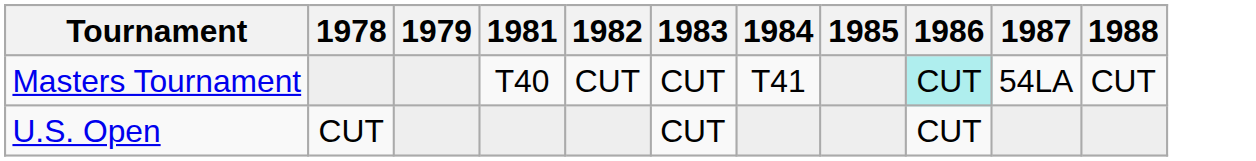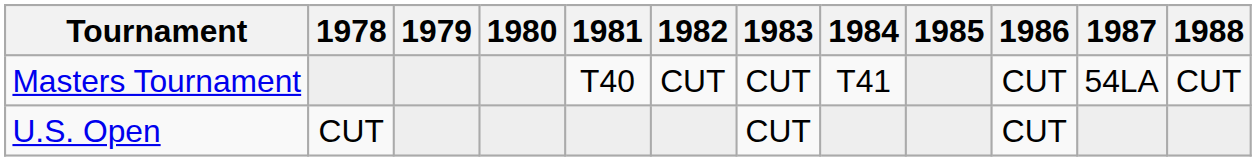+ column: (522, 30)
(949, 81) paleturquoise background -> (1034, 81) no background
